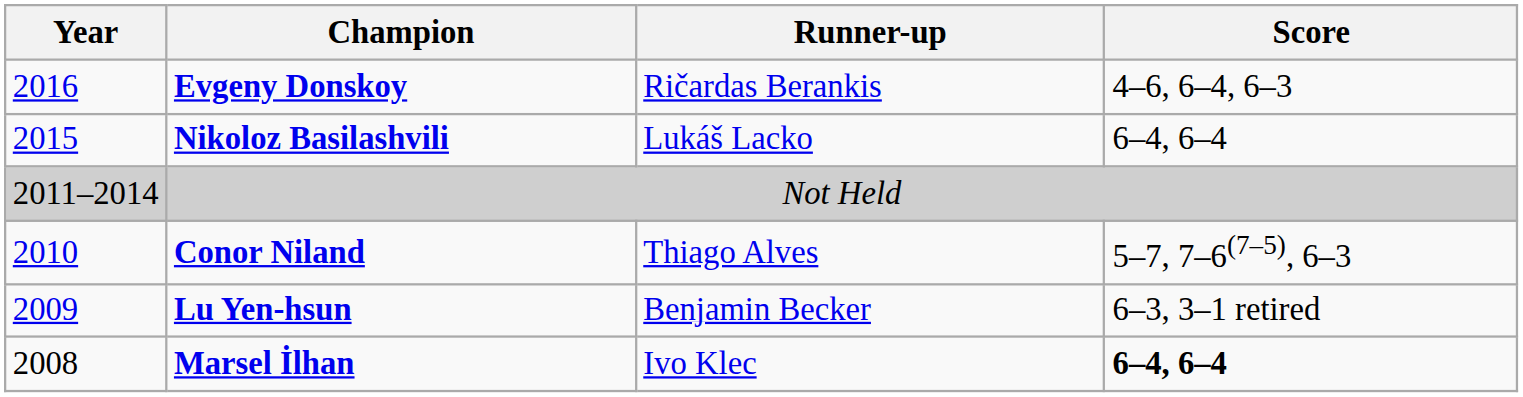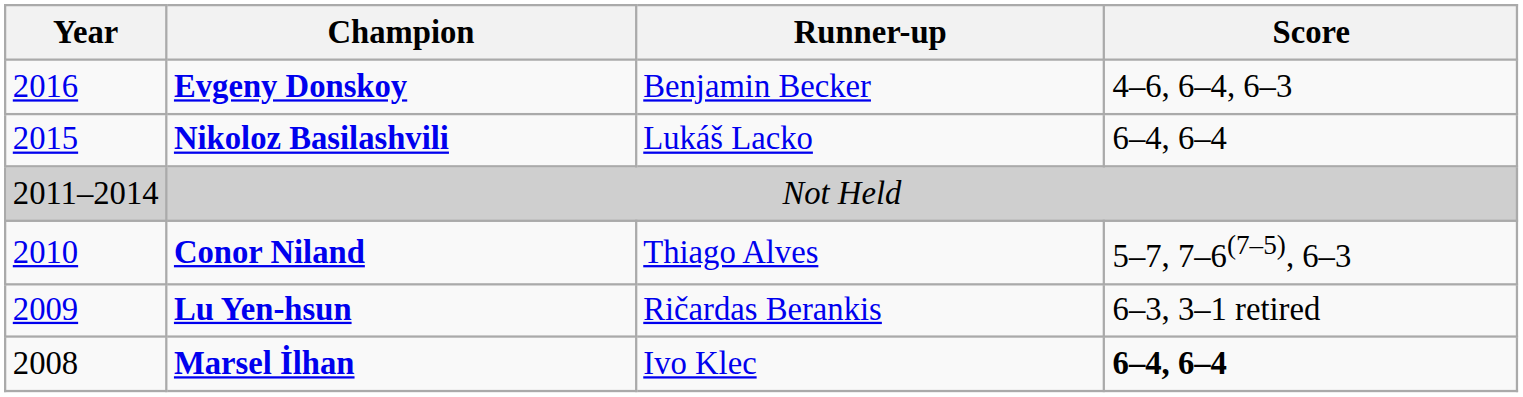(763, 85) Ričardas Berankis -> (757, 85) Benjamin Becker
(757, 310) Benjamin Becker -> (763, 310) Ričardas Berankis
